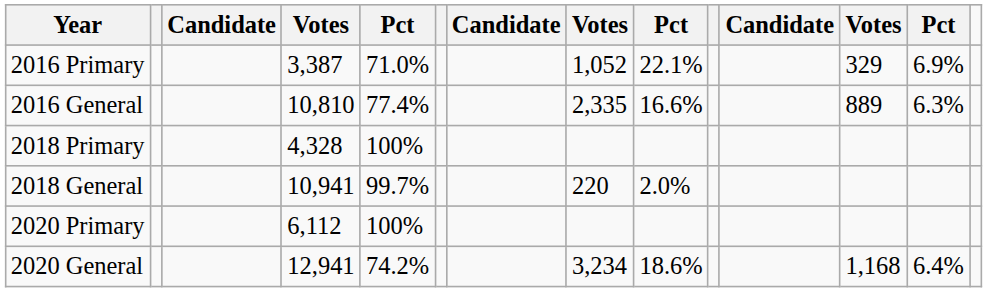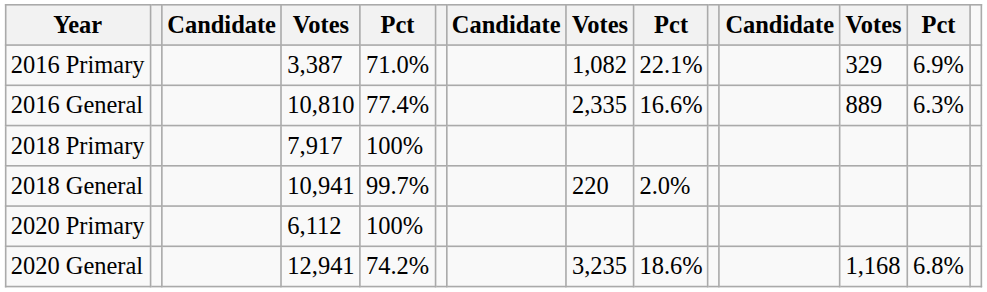(599, 65) 1,052 -> (599, 65) 1,082
(315, 145) 4,328 -> (315, 145) 7,917
(599, 266) 3,234 -> (599, 266) 3,235
(938, 266) 6.4% -> (938, 266) 6.8%
